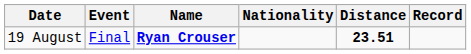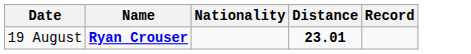- column: (109, 16)
(373, 38) 23.51 -> (325, 38) 23.01
